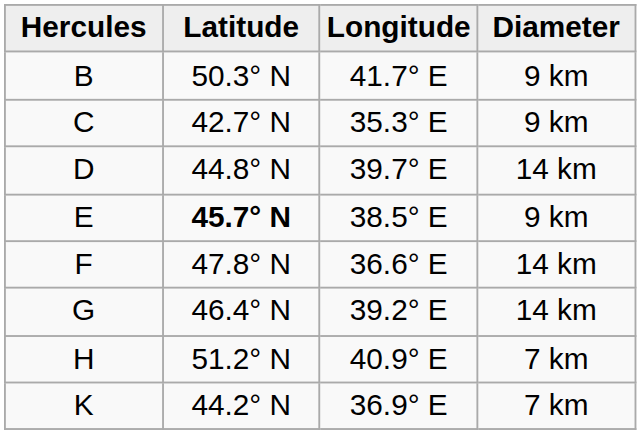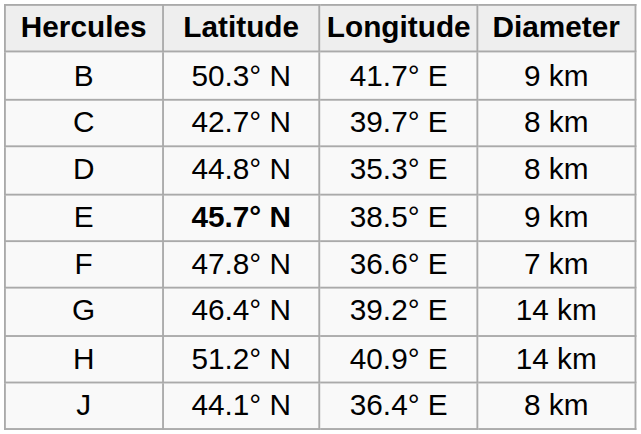(399, 122) 35.3° E -> (399, 122) 39.7° E
(556, 122) 9 km -> (556, 122) 8 km
(399, 169) 39.7° E -> (399, 169) 35.3° E
(556, 169) 14 km -> (556, 169) 8 km
(556, 264) 14 km -> (556, 264) 7 km
(556, 358) 7 km -> (556, 358) 14 km
+ row: (84, 405)
- row: (84, 405)
